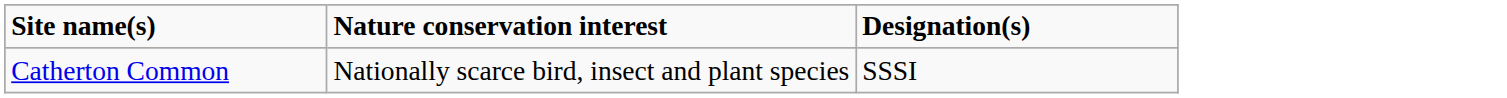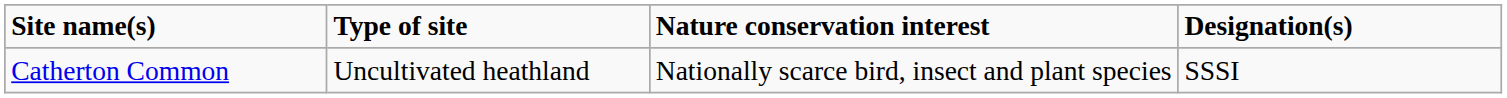+ column: (401, 26)
